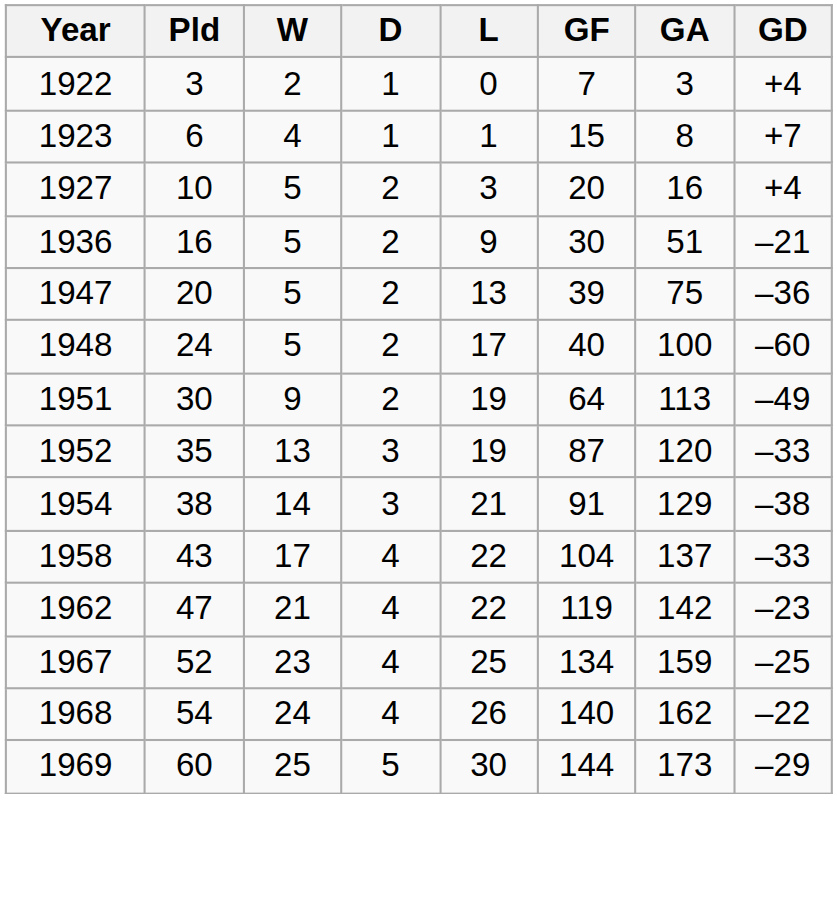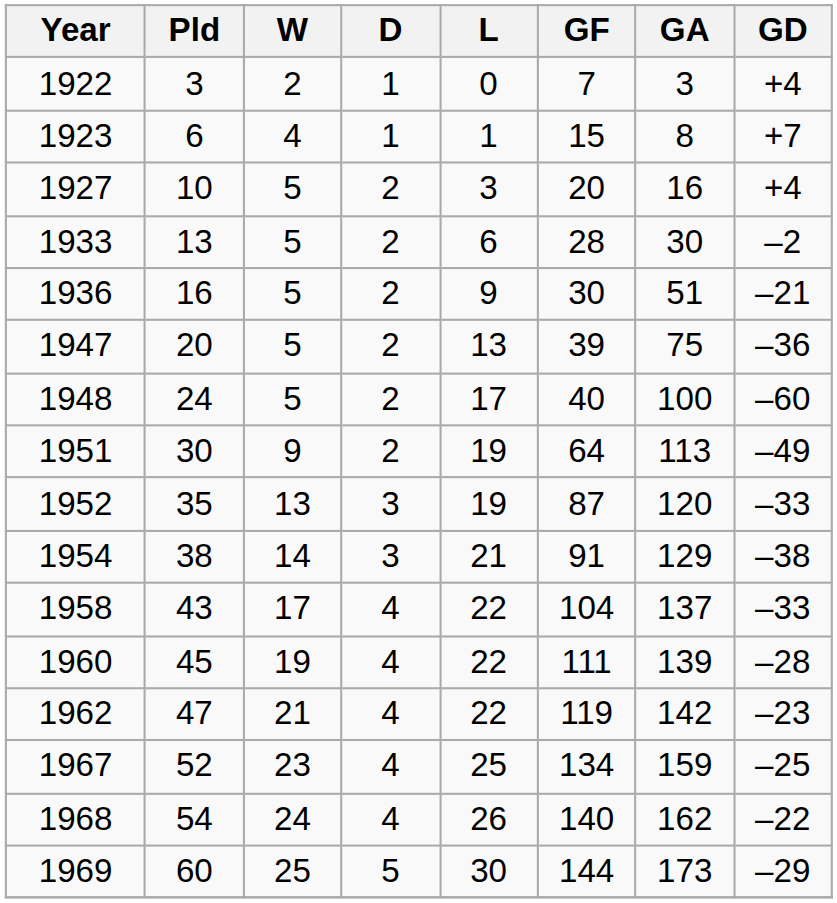+ row: (76, 240)
+ row: (76, 661)
